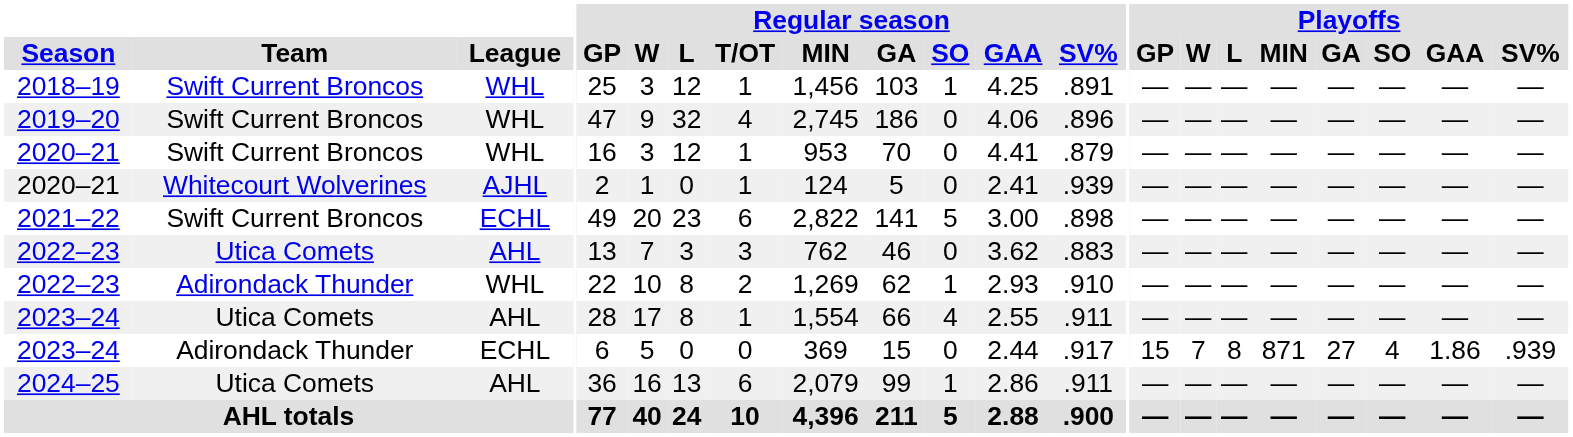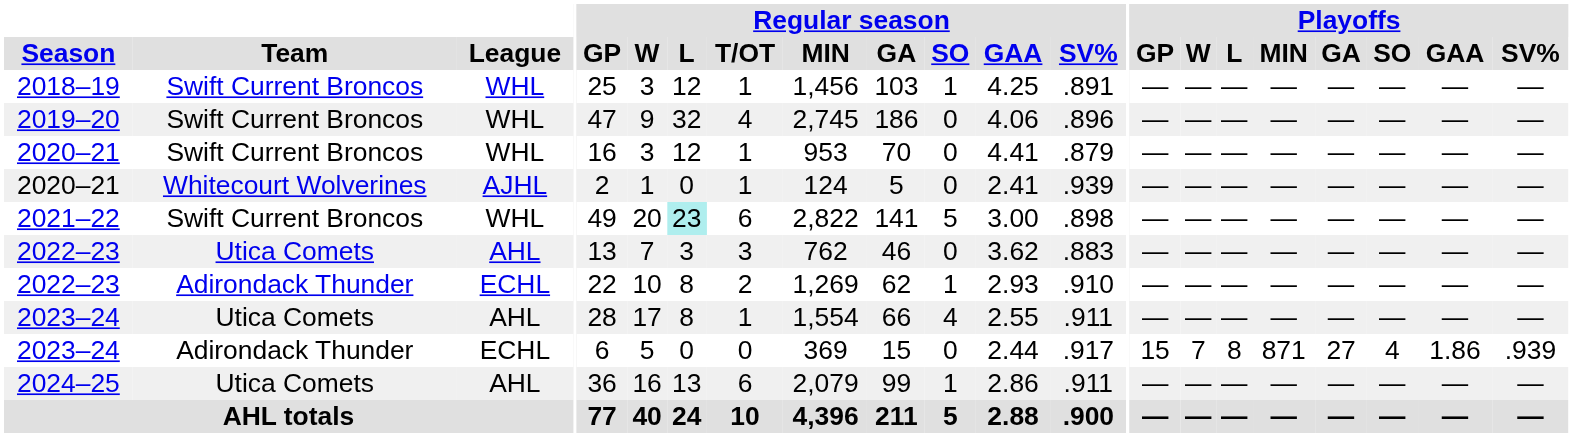(515, 218) ECHL -> (515, 218) WHL
(687, 218) no background -> (687, 218) paleturquoise background
(515, 284) WHL -> (515, 284) ECHL
